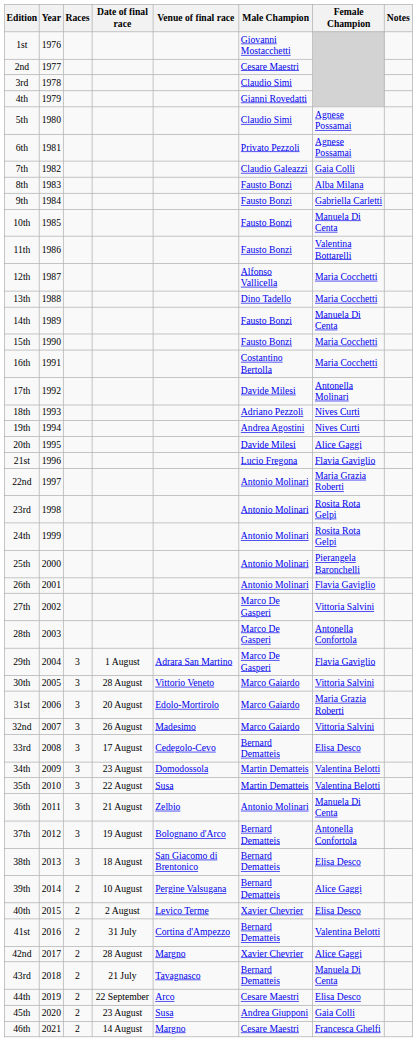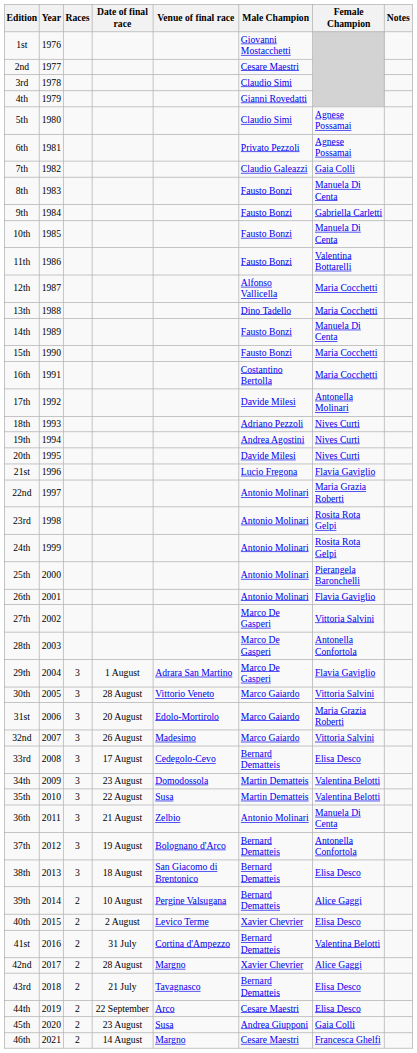(339, 185) Alba Milana -> (338, 191) Manuela Di Centa
(338, 444) Alice Gaggi -> (337, 456) Nives Curti
(338, 976) Manuela Di Centa -> (338, 987) Elisa Desco
